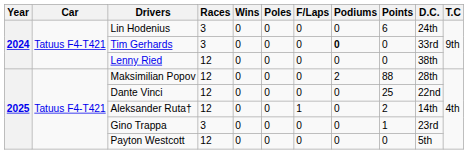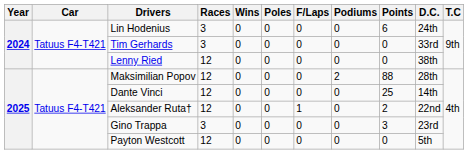(337, 44) bold -> (337, 44) normal
(429, 92) 22nd -> (428, 92) 14th
(428, 108) 14th -> (429, 108) 22nd
(385, 125) 1 -> (385, 125) 3
